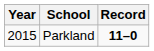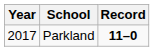(22, 35) 2015 -> (22, 35) 2017
